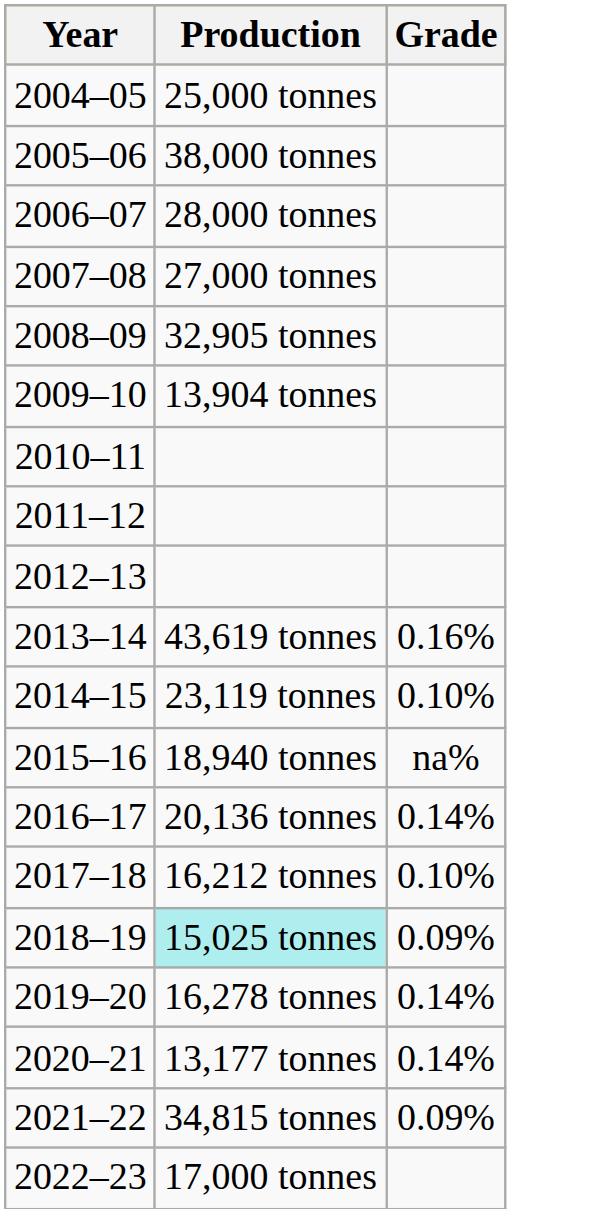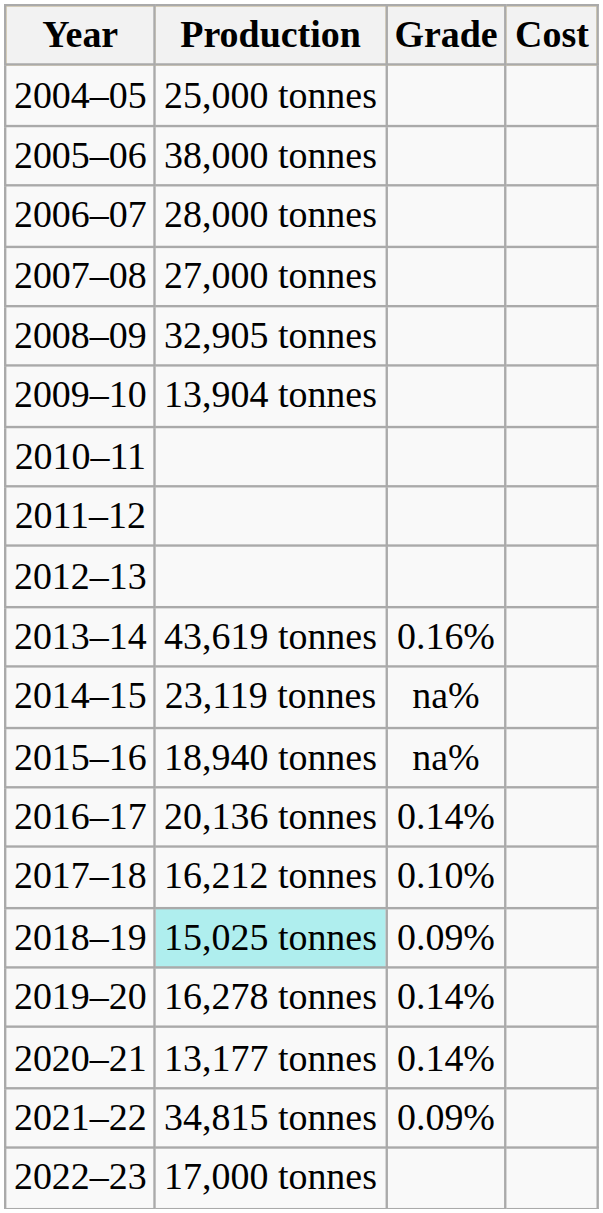+ column: (552, 34)
(446, 696) 0.10% -> (446, 696) na%
